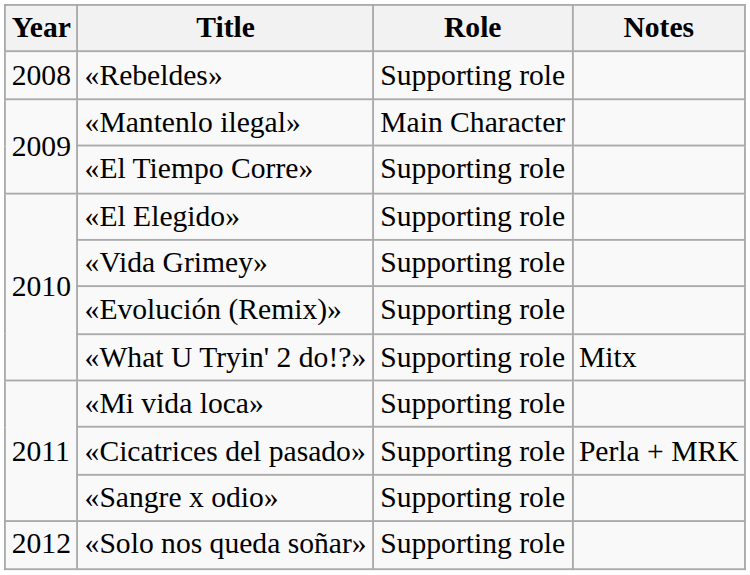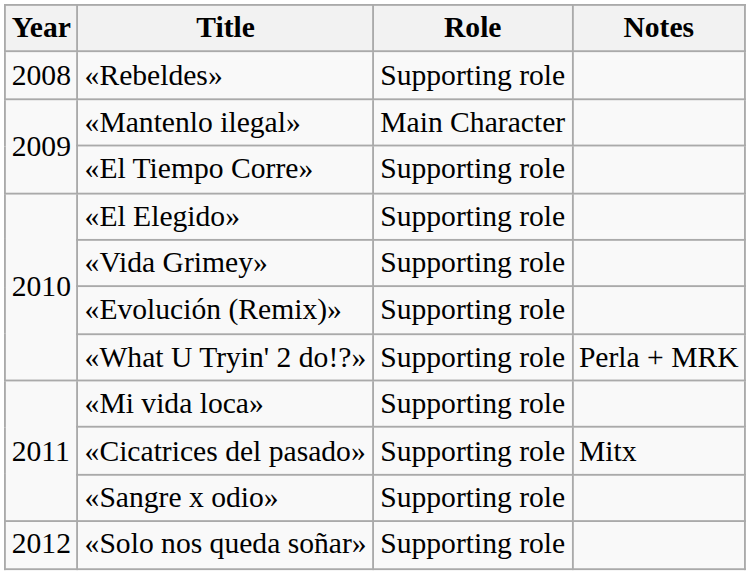(608, 356) Mitx -> (659, 356) Perla + MRK
(659, 450) Perla + MRK -> (608, 450) Mitx
